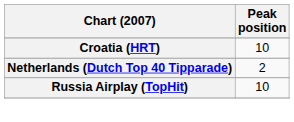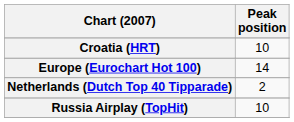+ row: (120, 68)
